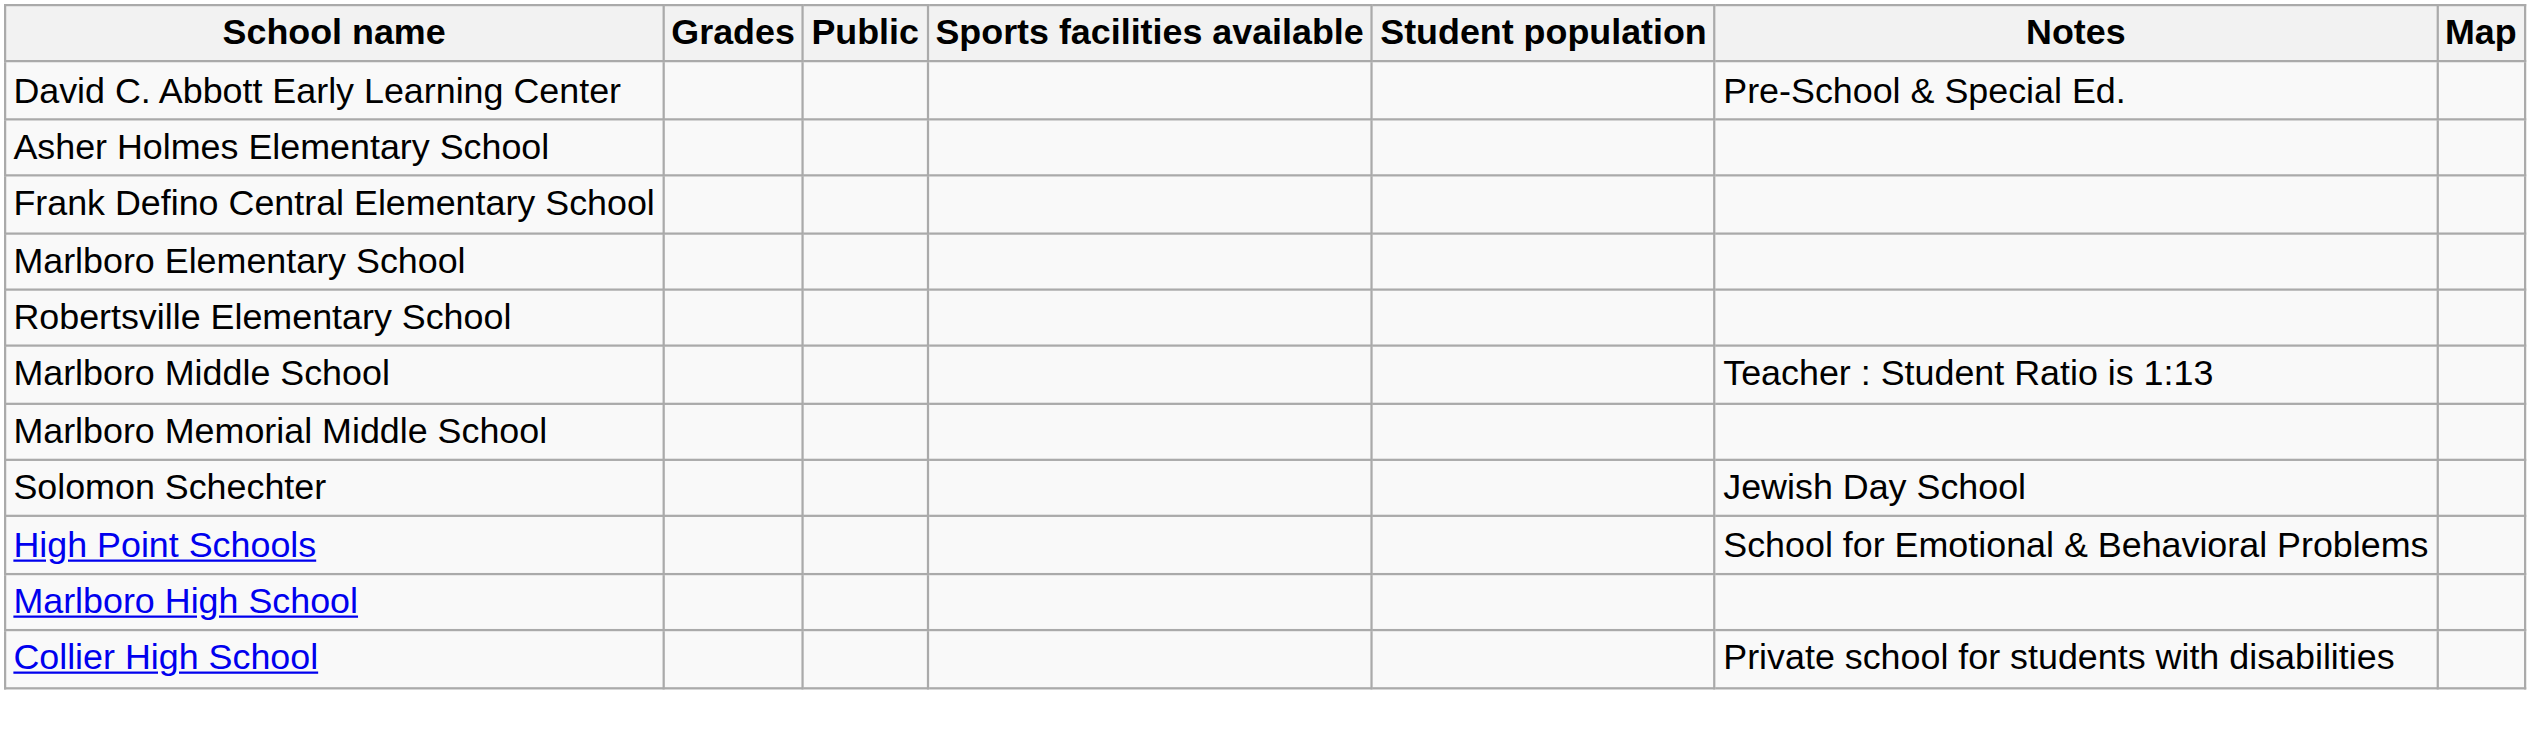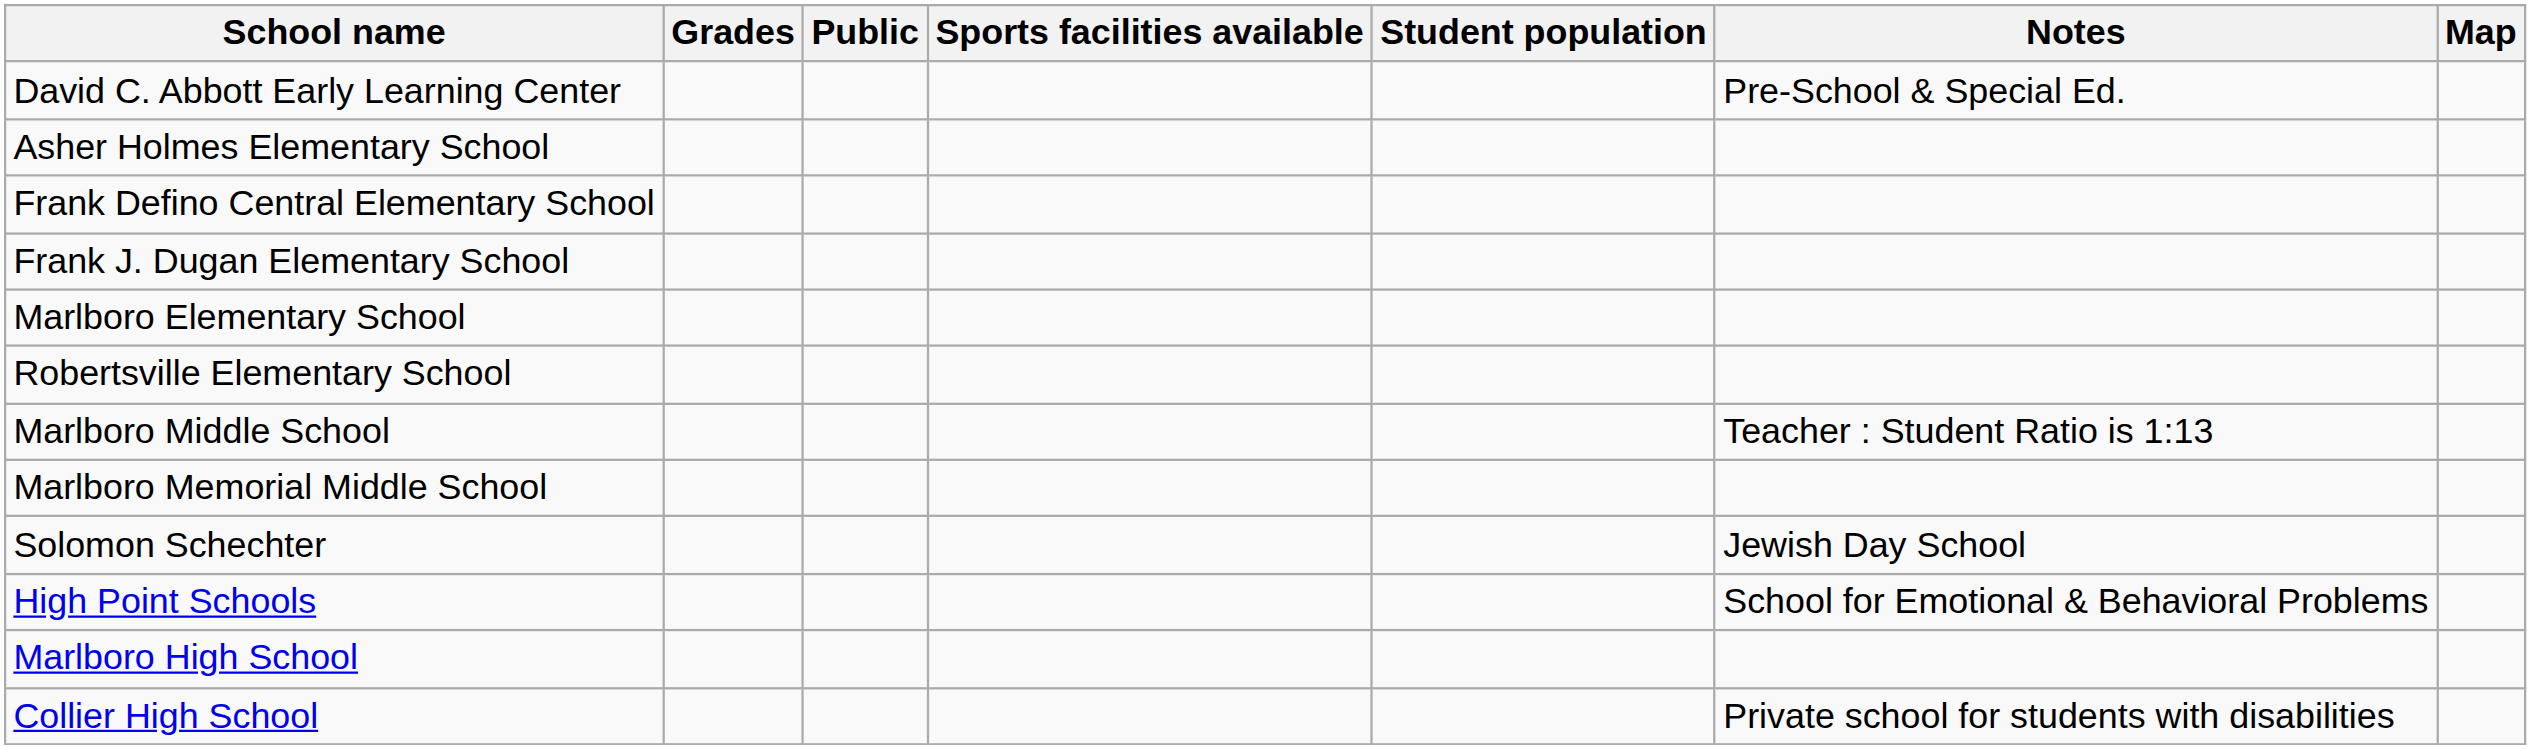+ row: (291, 260)
